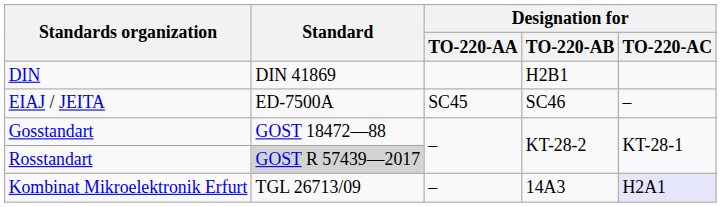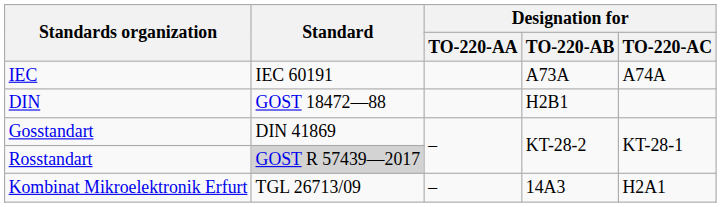+ row: (23, 74)
(296, 74) DIN 41869 -> (321, 103) GOST 18472—88
- row: (57, 103)
(321, 131) GOST 18472—88 -> (296, 131) DIN 41869
(644, 187) lavender background -> (644, 187) no background
